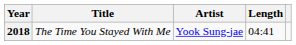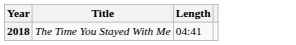- column: (209, 13)
